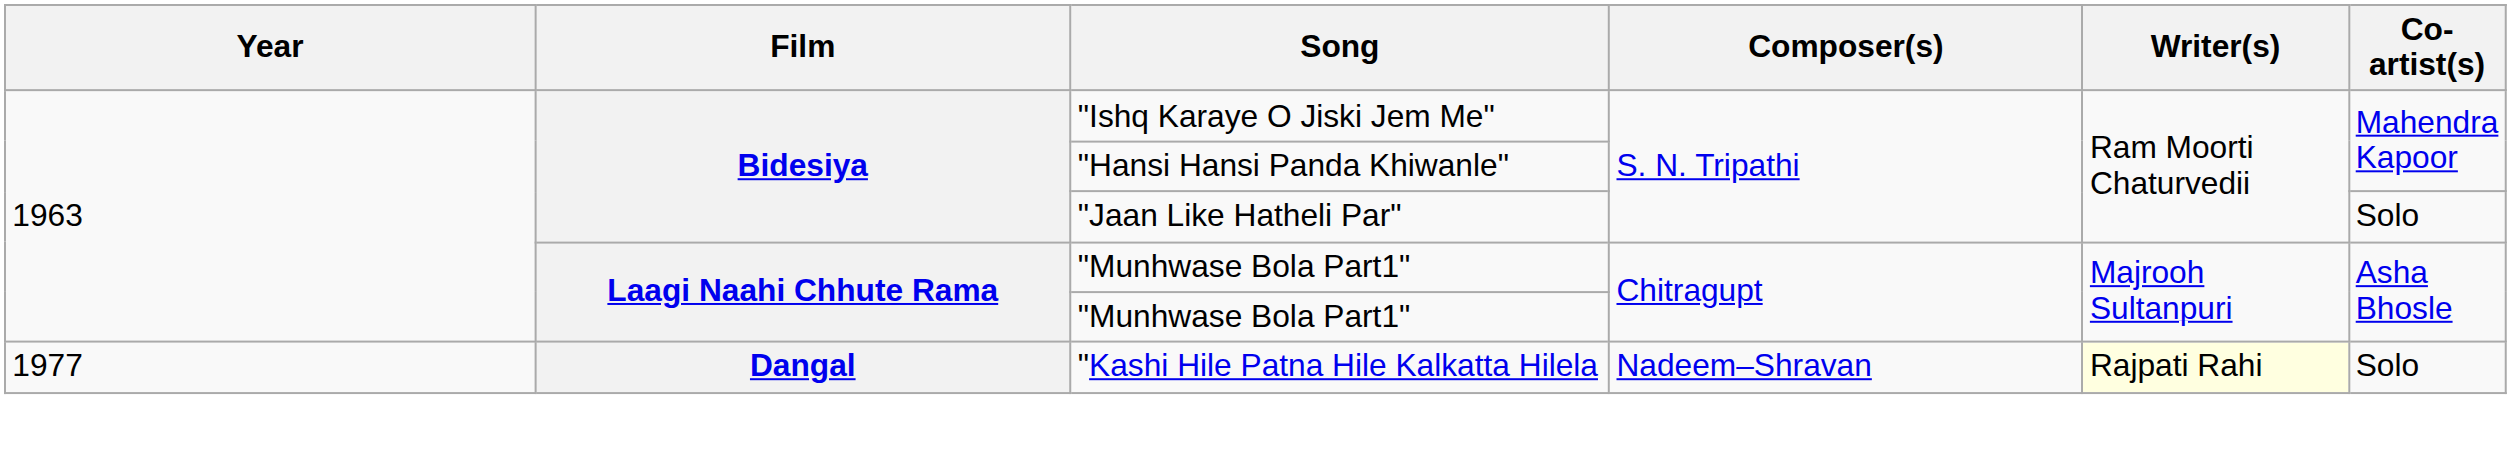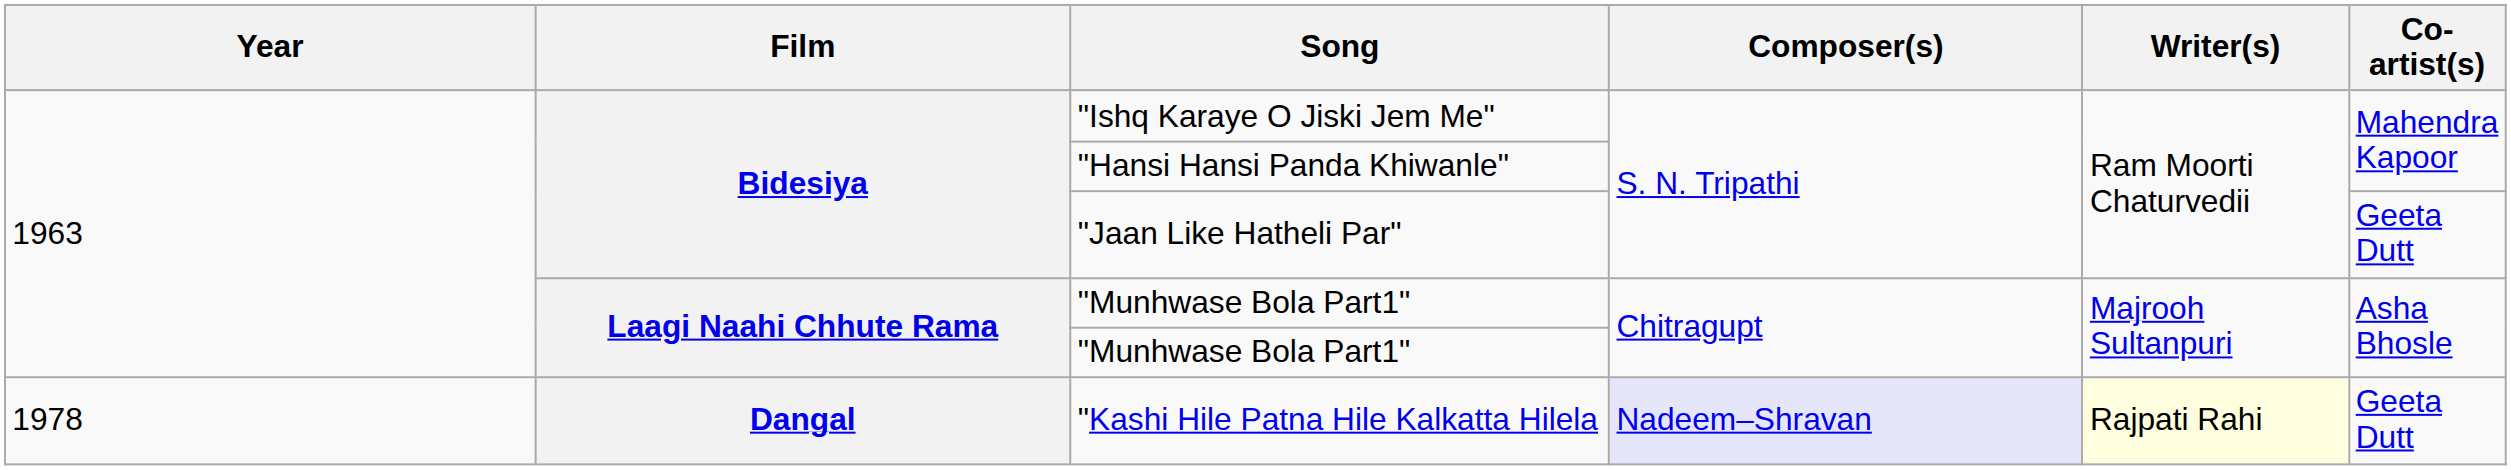(2387, 215) Solo -> (2399, 233) Geeta Dutt
(48, 366) 1977 -> (48, 420) 1978
(1744, 366) no background -> (1744, 420) lavender background
(2387, 366) Solo -> (2399, 420) Geeta Dutt
